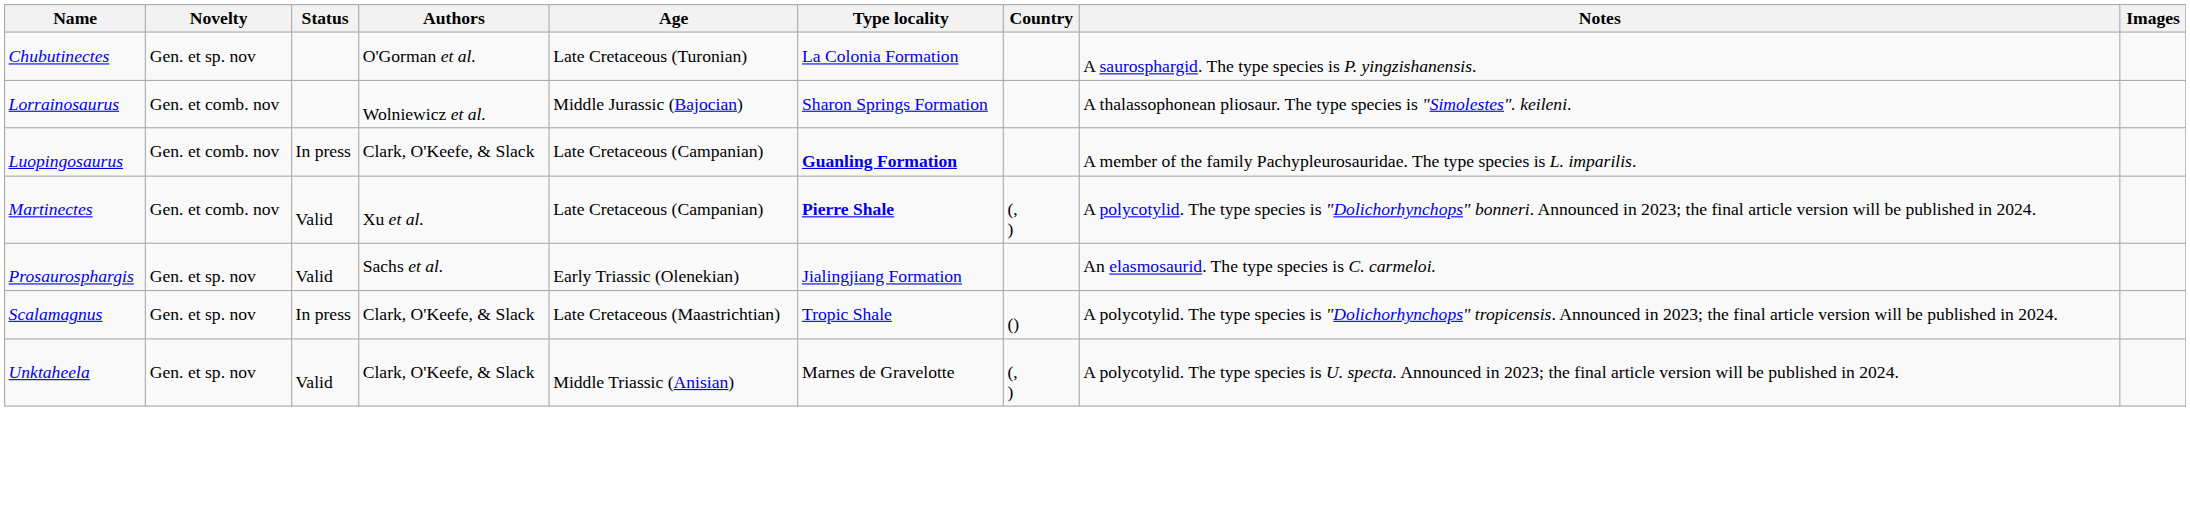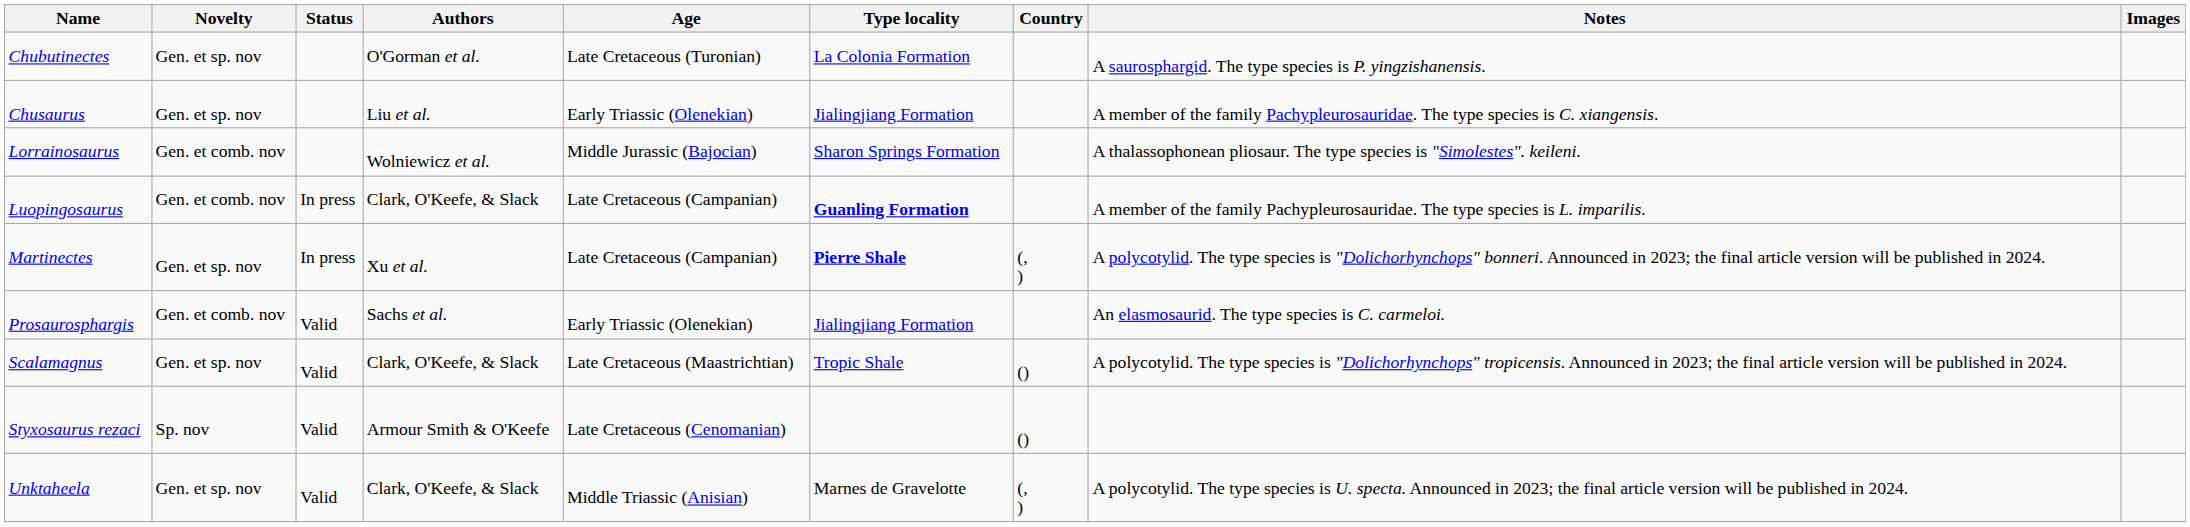+ row: (47, 113)
(215, 209) Gen. et comb. nov -> (209, 266) Gen. et sp. nov
(314, 219) Valid -> (328, 257) In press
(203, 276) Gen. et sp. nov -> (220, 314) Gen. et comb. nov
(323, 314) In press -> (319, 372) Valid
+ row: (75, 429)
